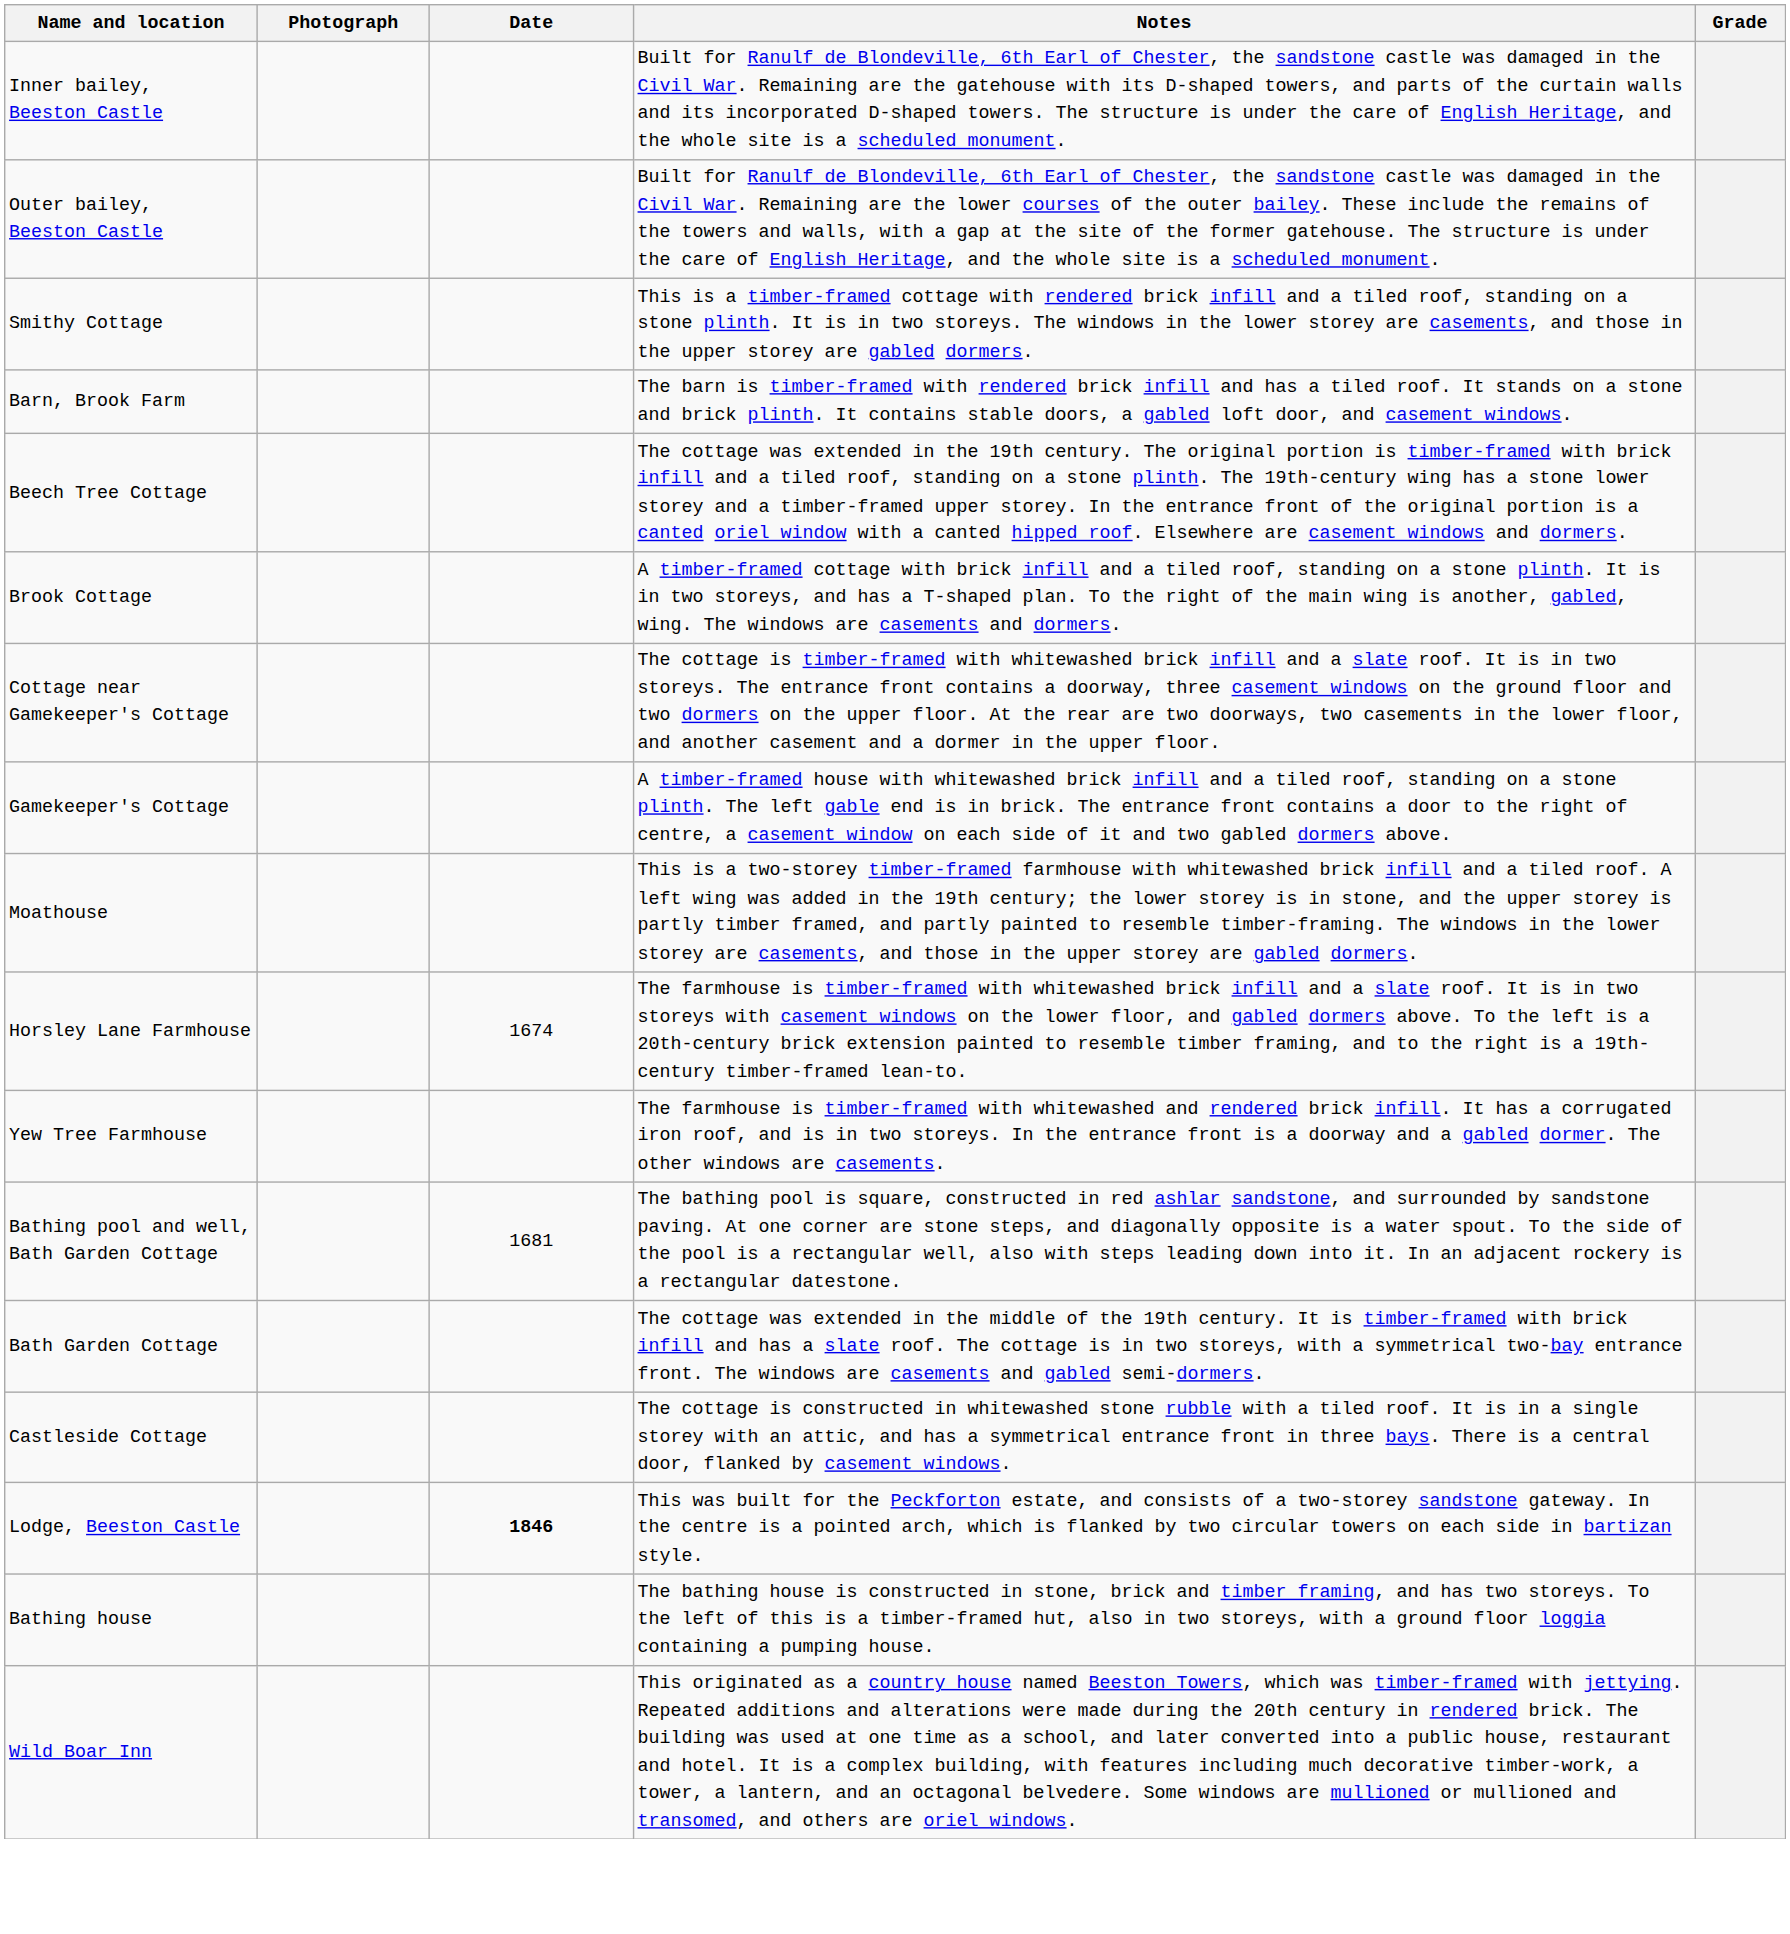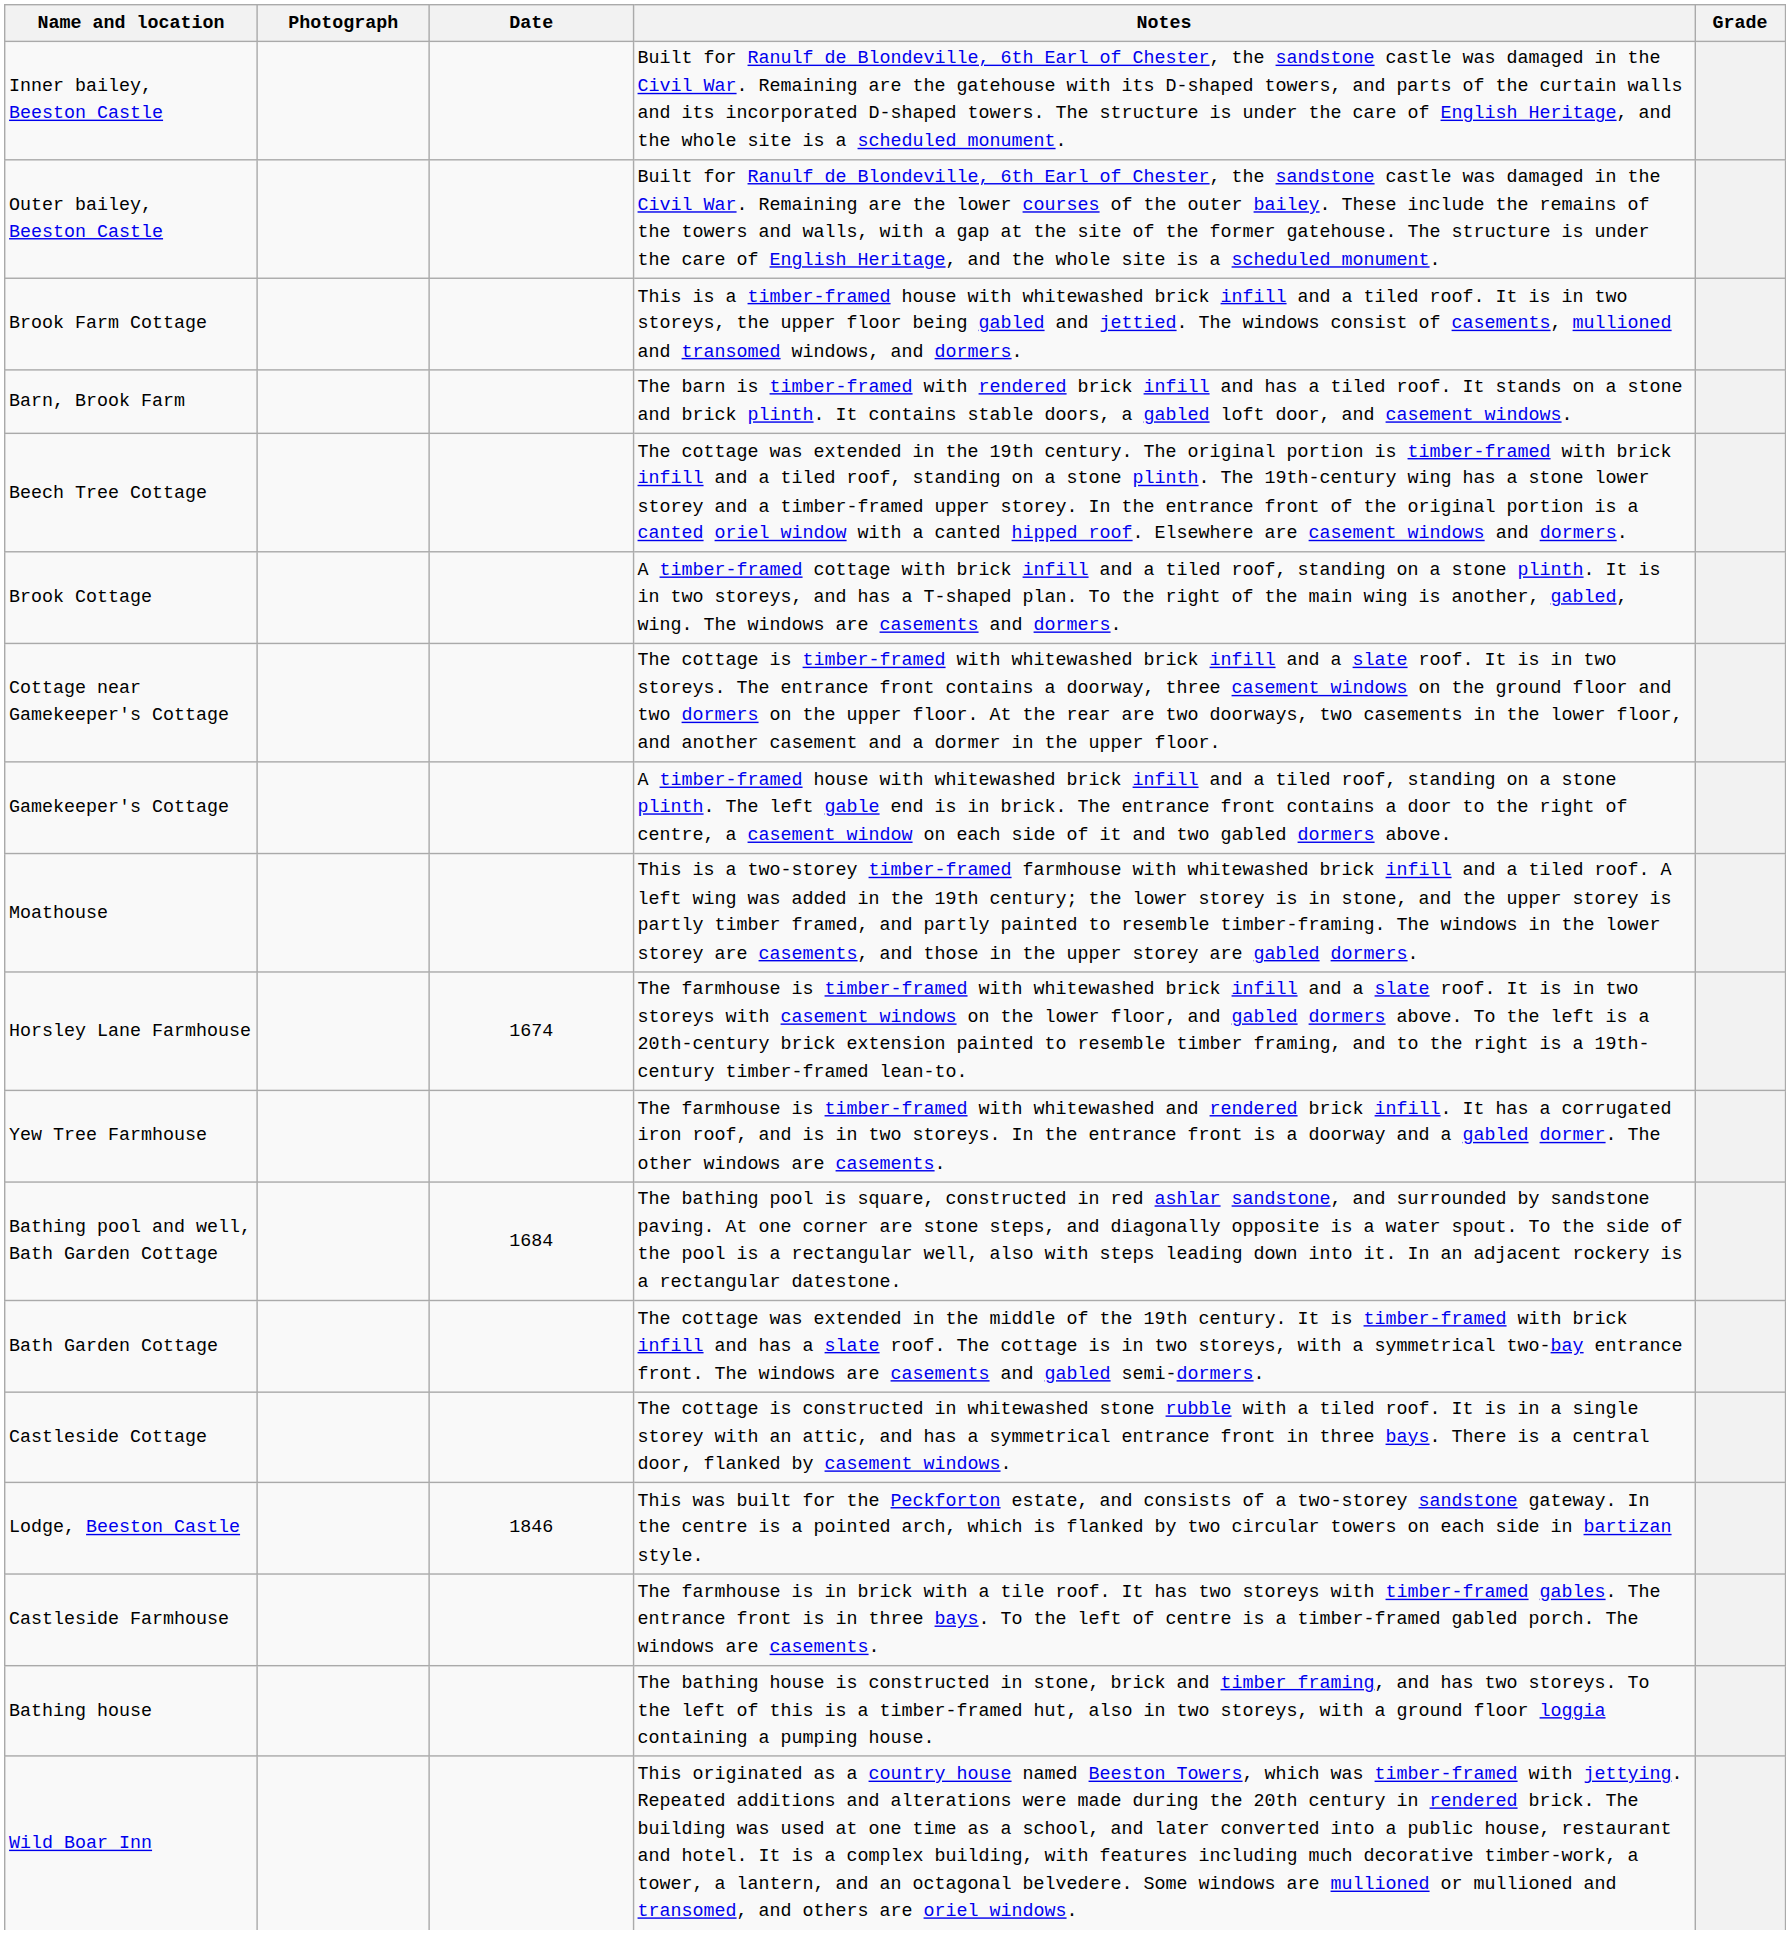+ row: (108, 324)
- row: (86, 324)
(531, 1241) 1681 -> (531, 1241) 1684
(531, 1528) bold -> (531, 1528) normal
+ row: (119, 1619)
